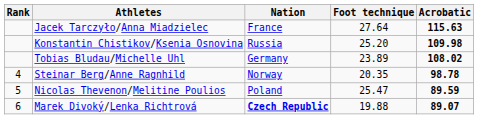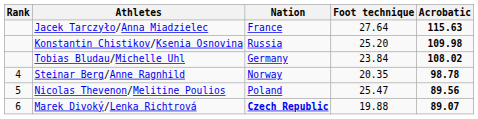(374, 59) 23.89 -> (374, 59) 23.84
(445, 91) 89.59 -> (445, 91) 89.56
